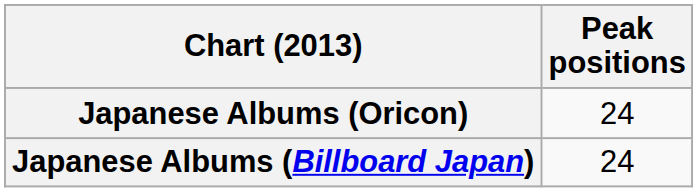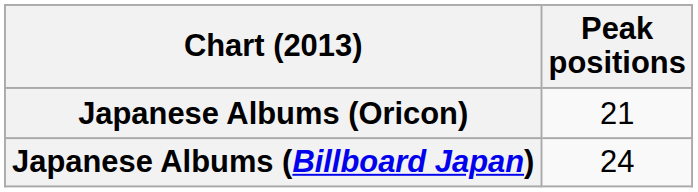(617, 112) 24 -> (617, 112) 21
